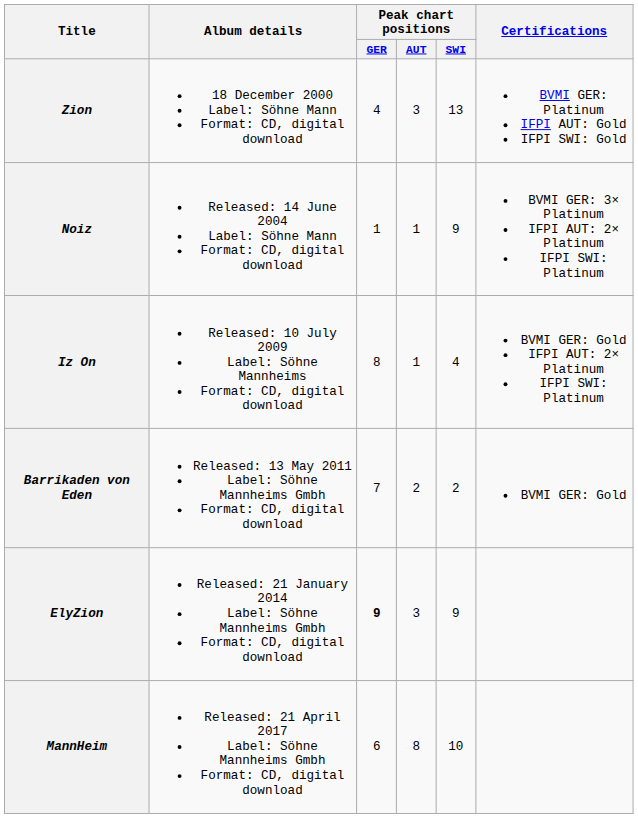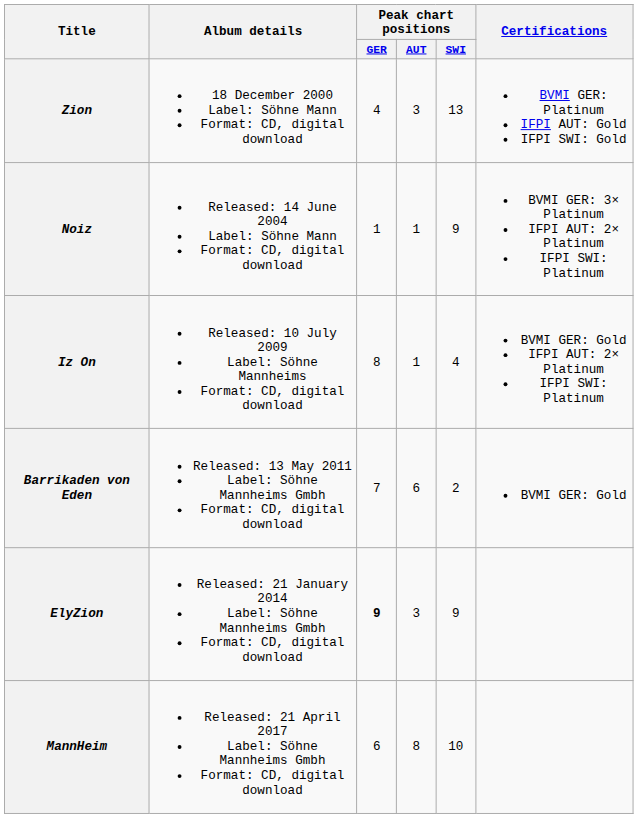(416, 488) 2 -> (416, 488) 6
